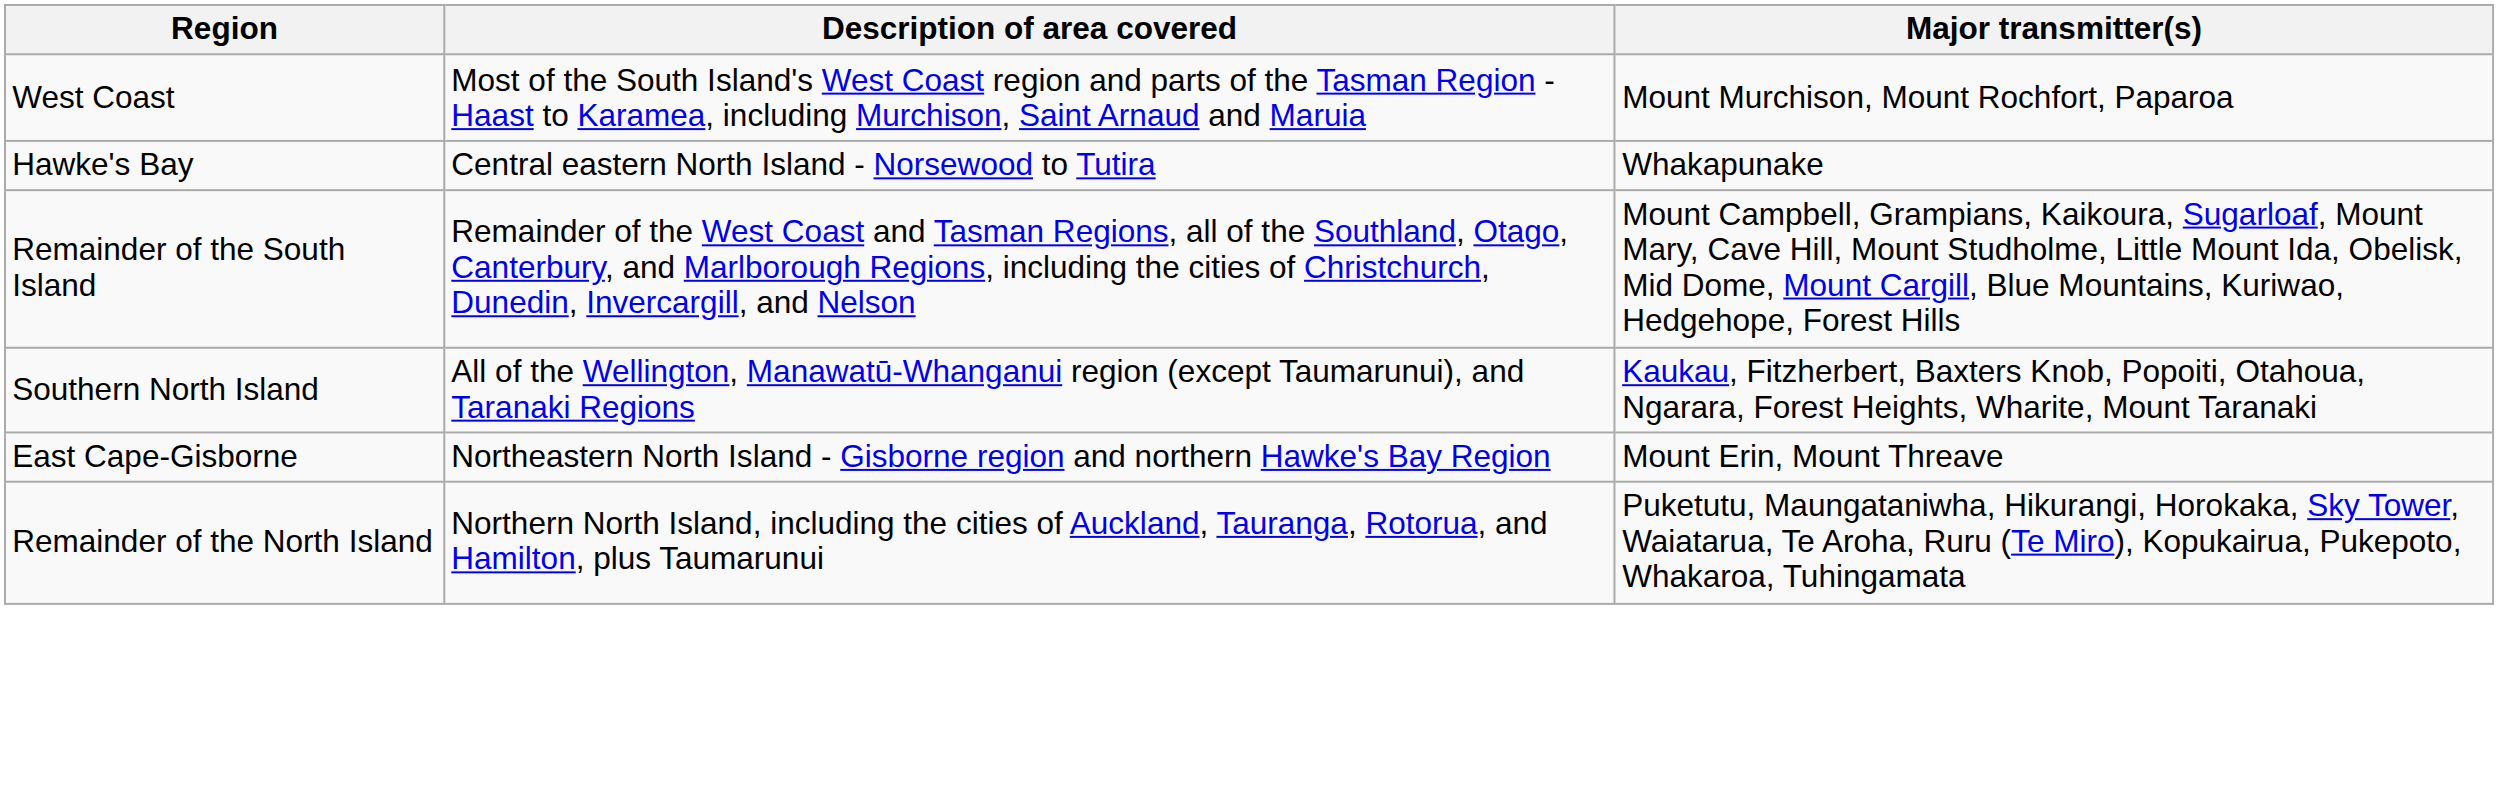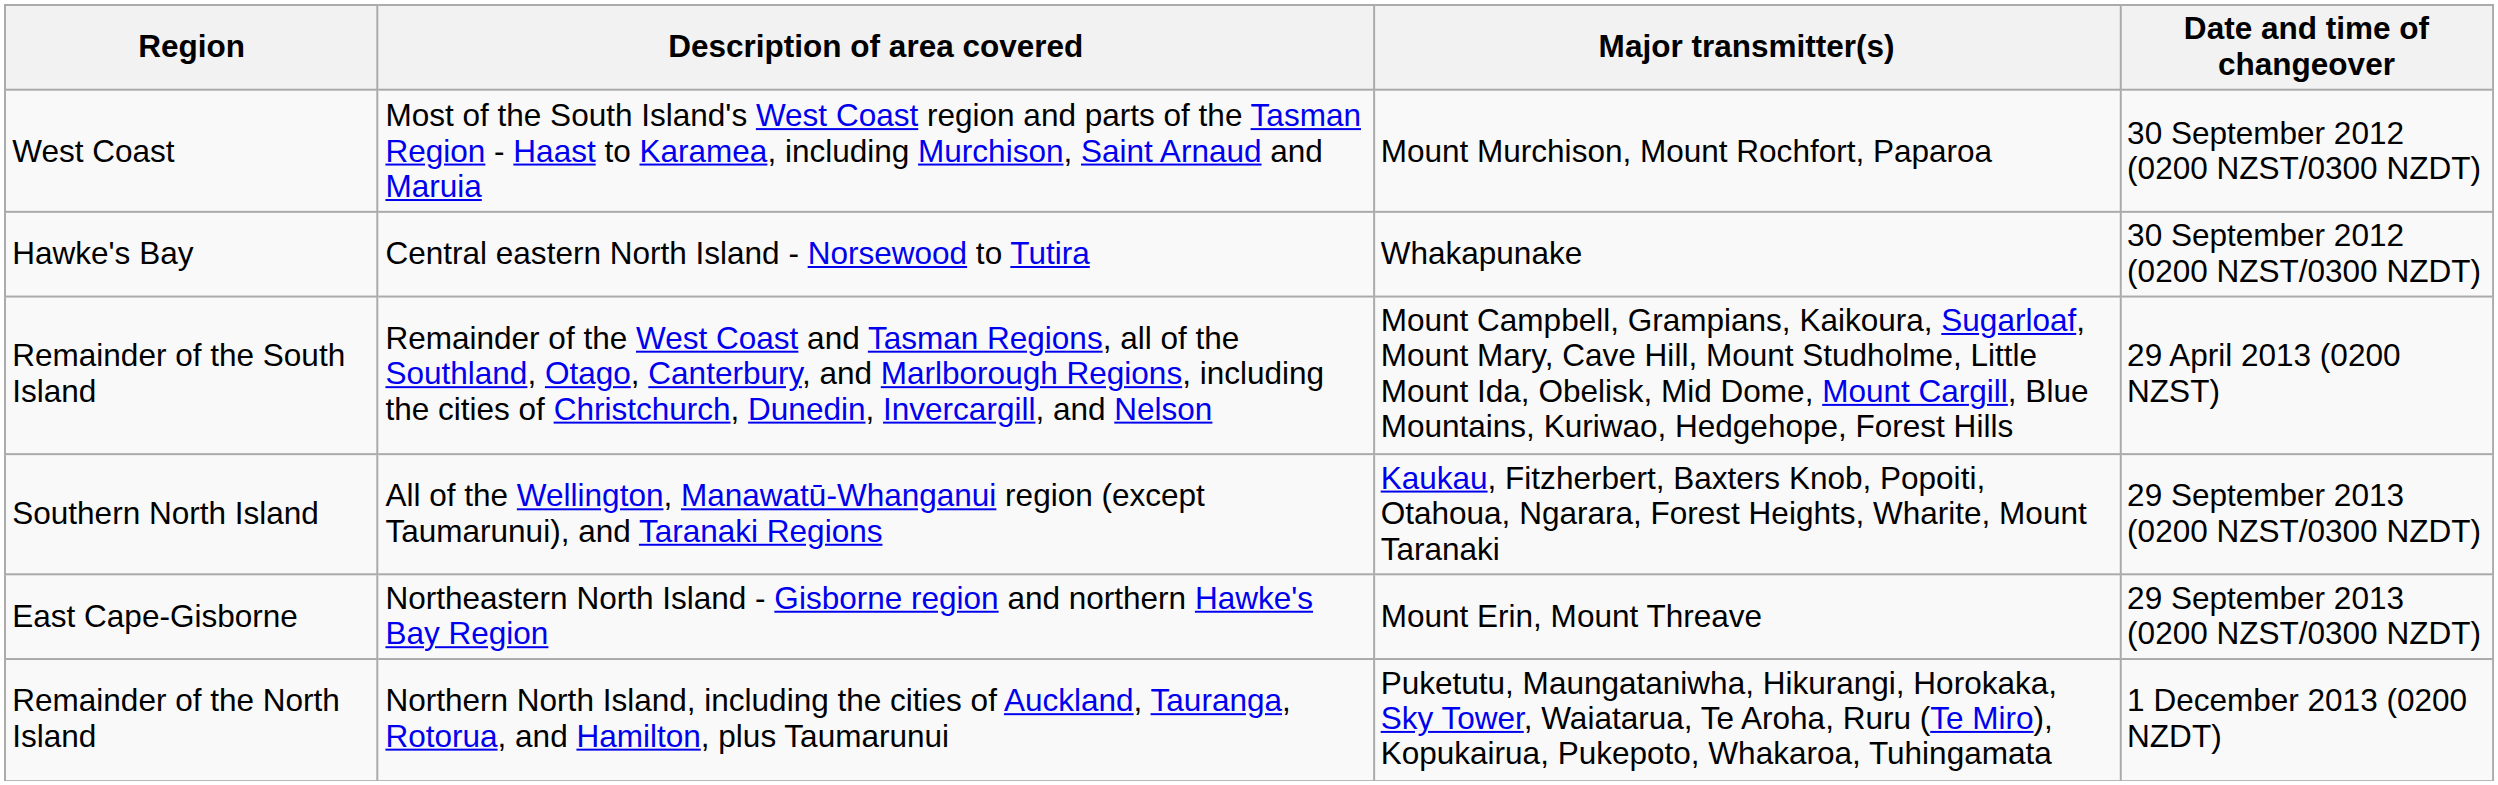+ column: (2306, 47)
